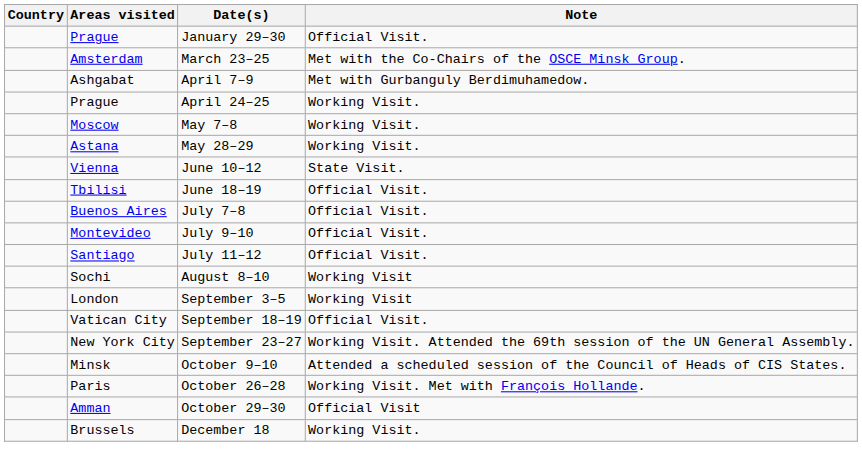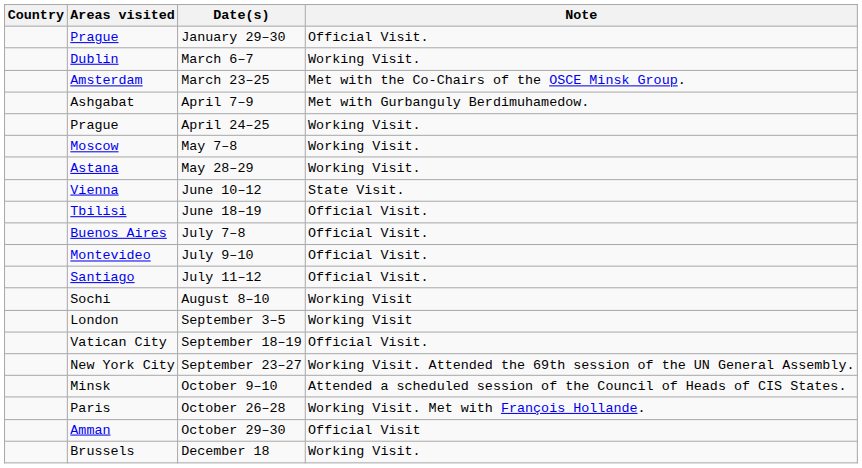+ row: (217, 59)
